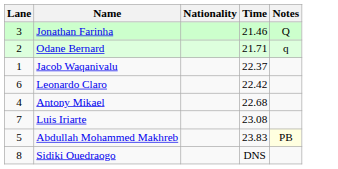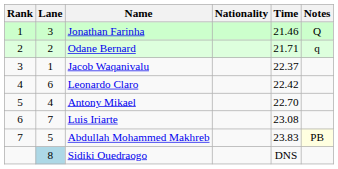+ column: (20, 13)
(255, 102) 22.68 -> (286, 102) 22.70
(19, 155) no background -> (50, 155) lightblue background
